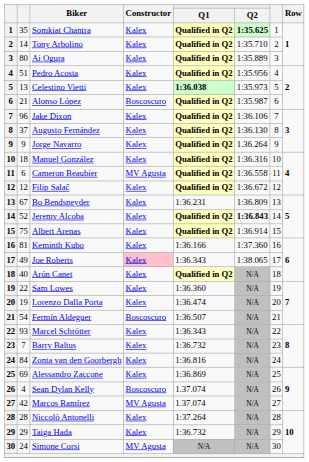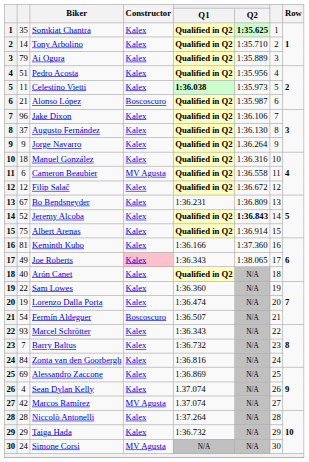(24, 58) 80 -> (24, 58) 79
(24, 87) 13 -> (24, 87) 11
(146, 388) Boscoscuro -> (136, 388) Kalex
